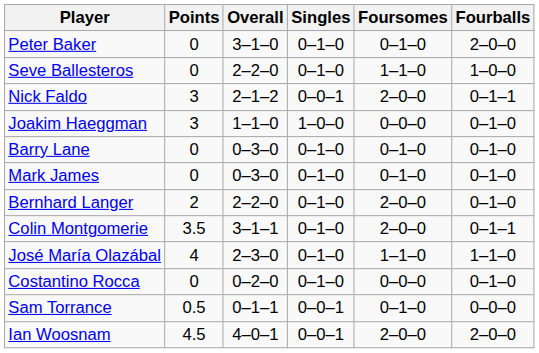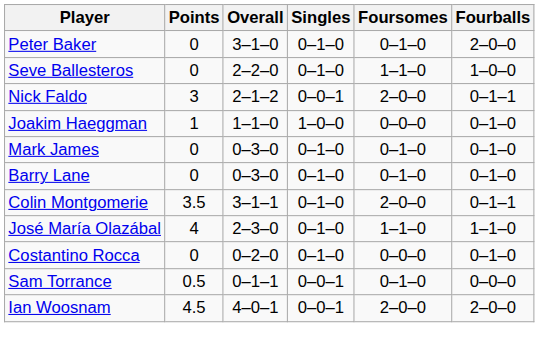(194, 123) 3 -> (194, 123) 1
rows swapped: (54, 176) <-> (49, 149)
- row: (71, 202)
